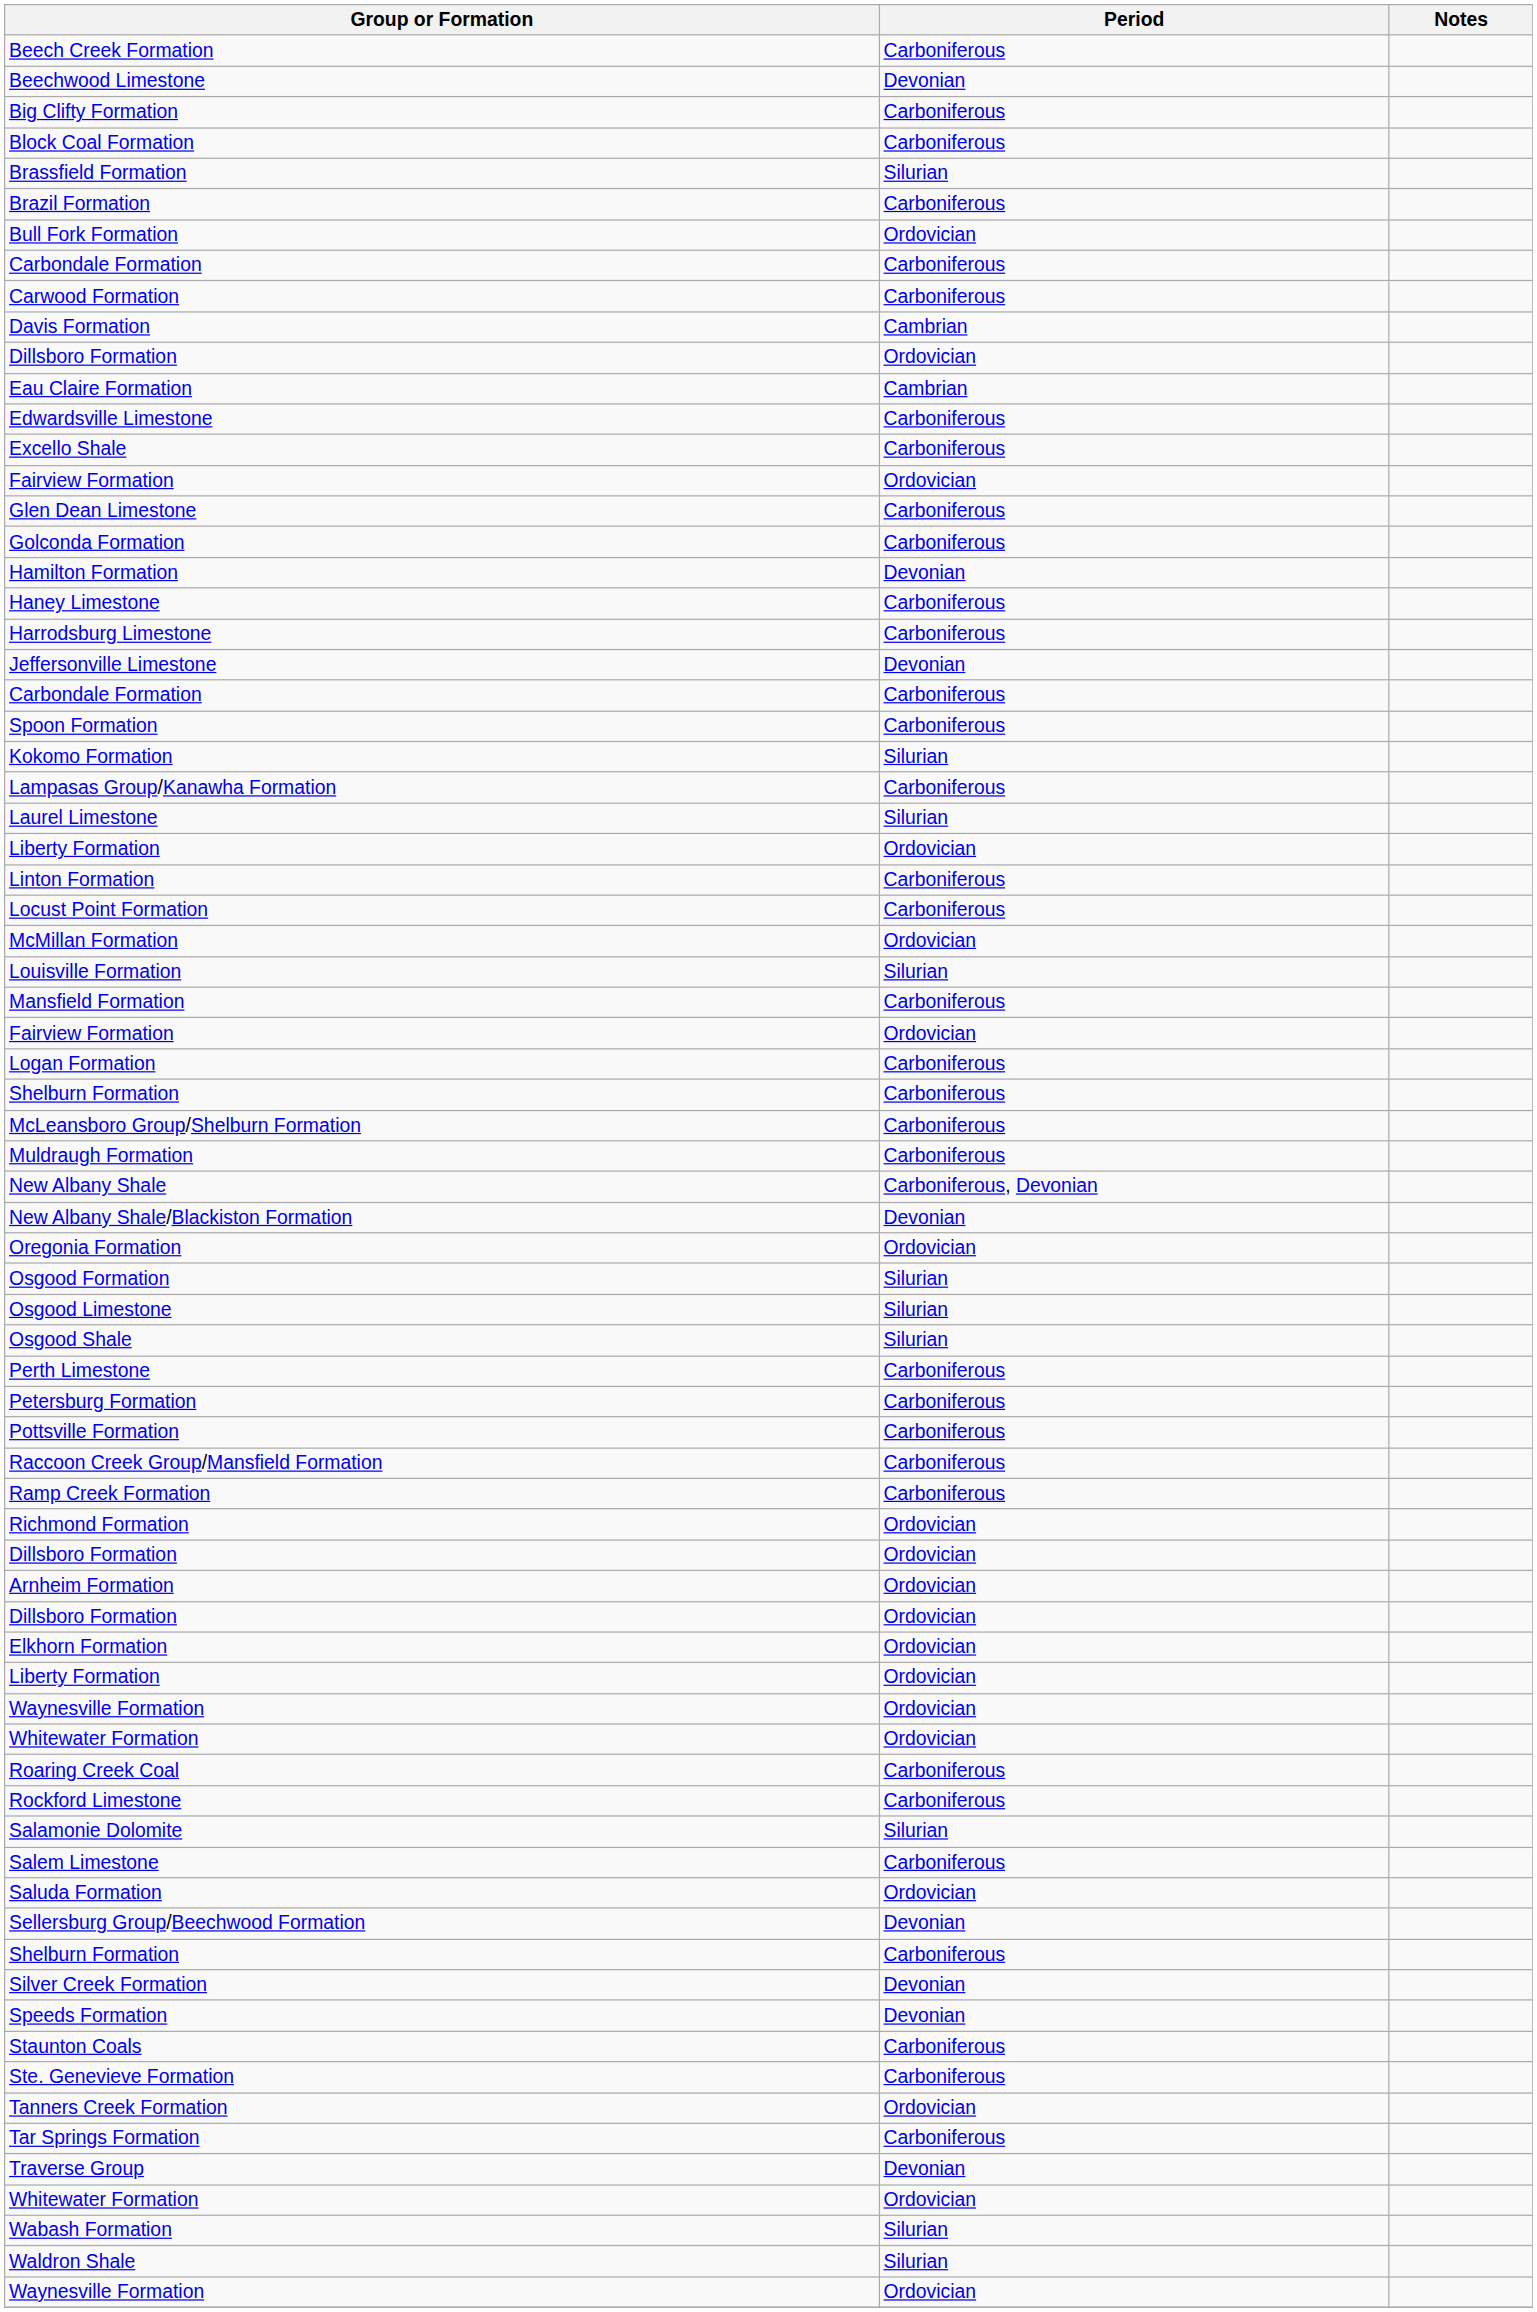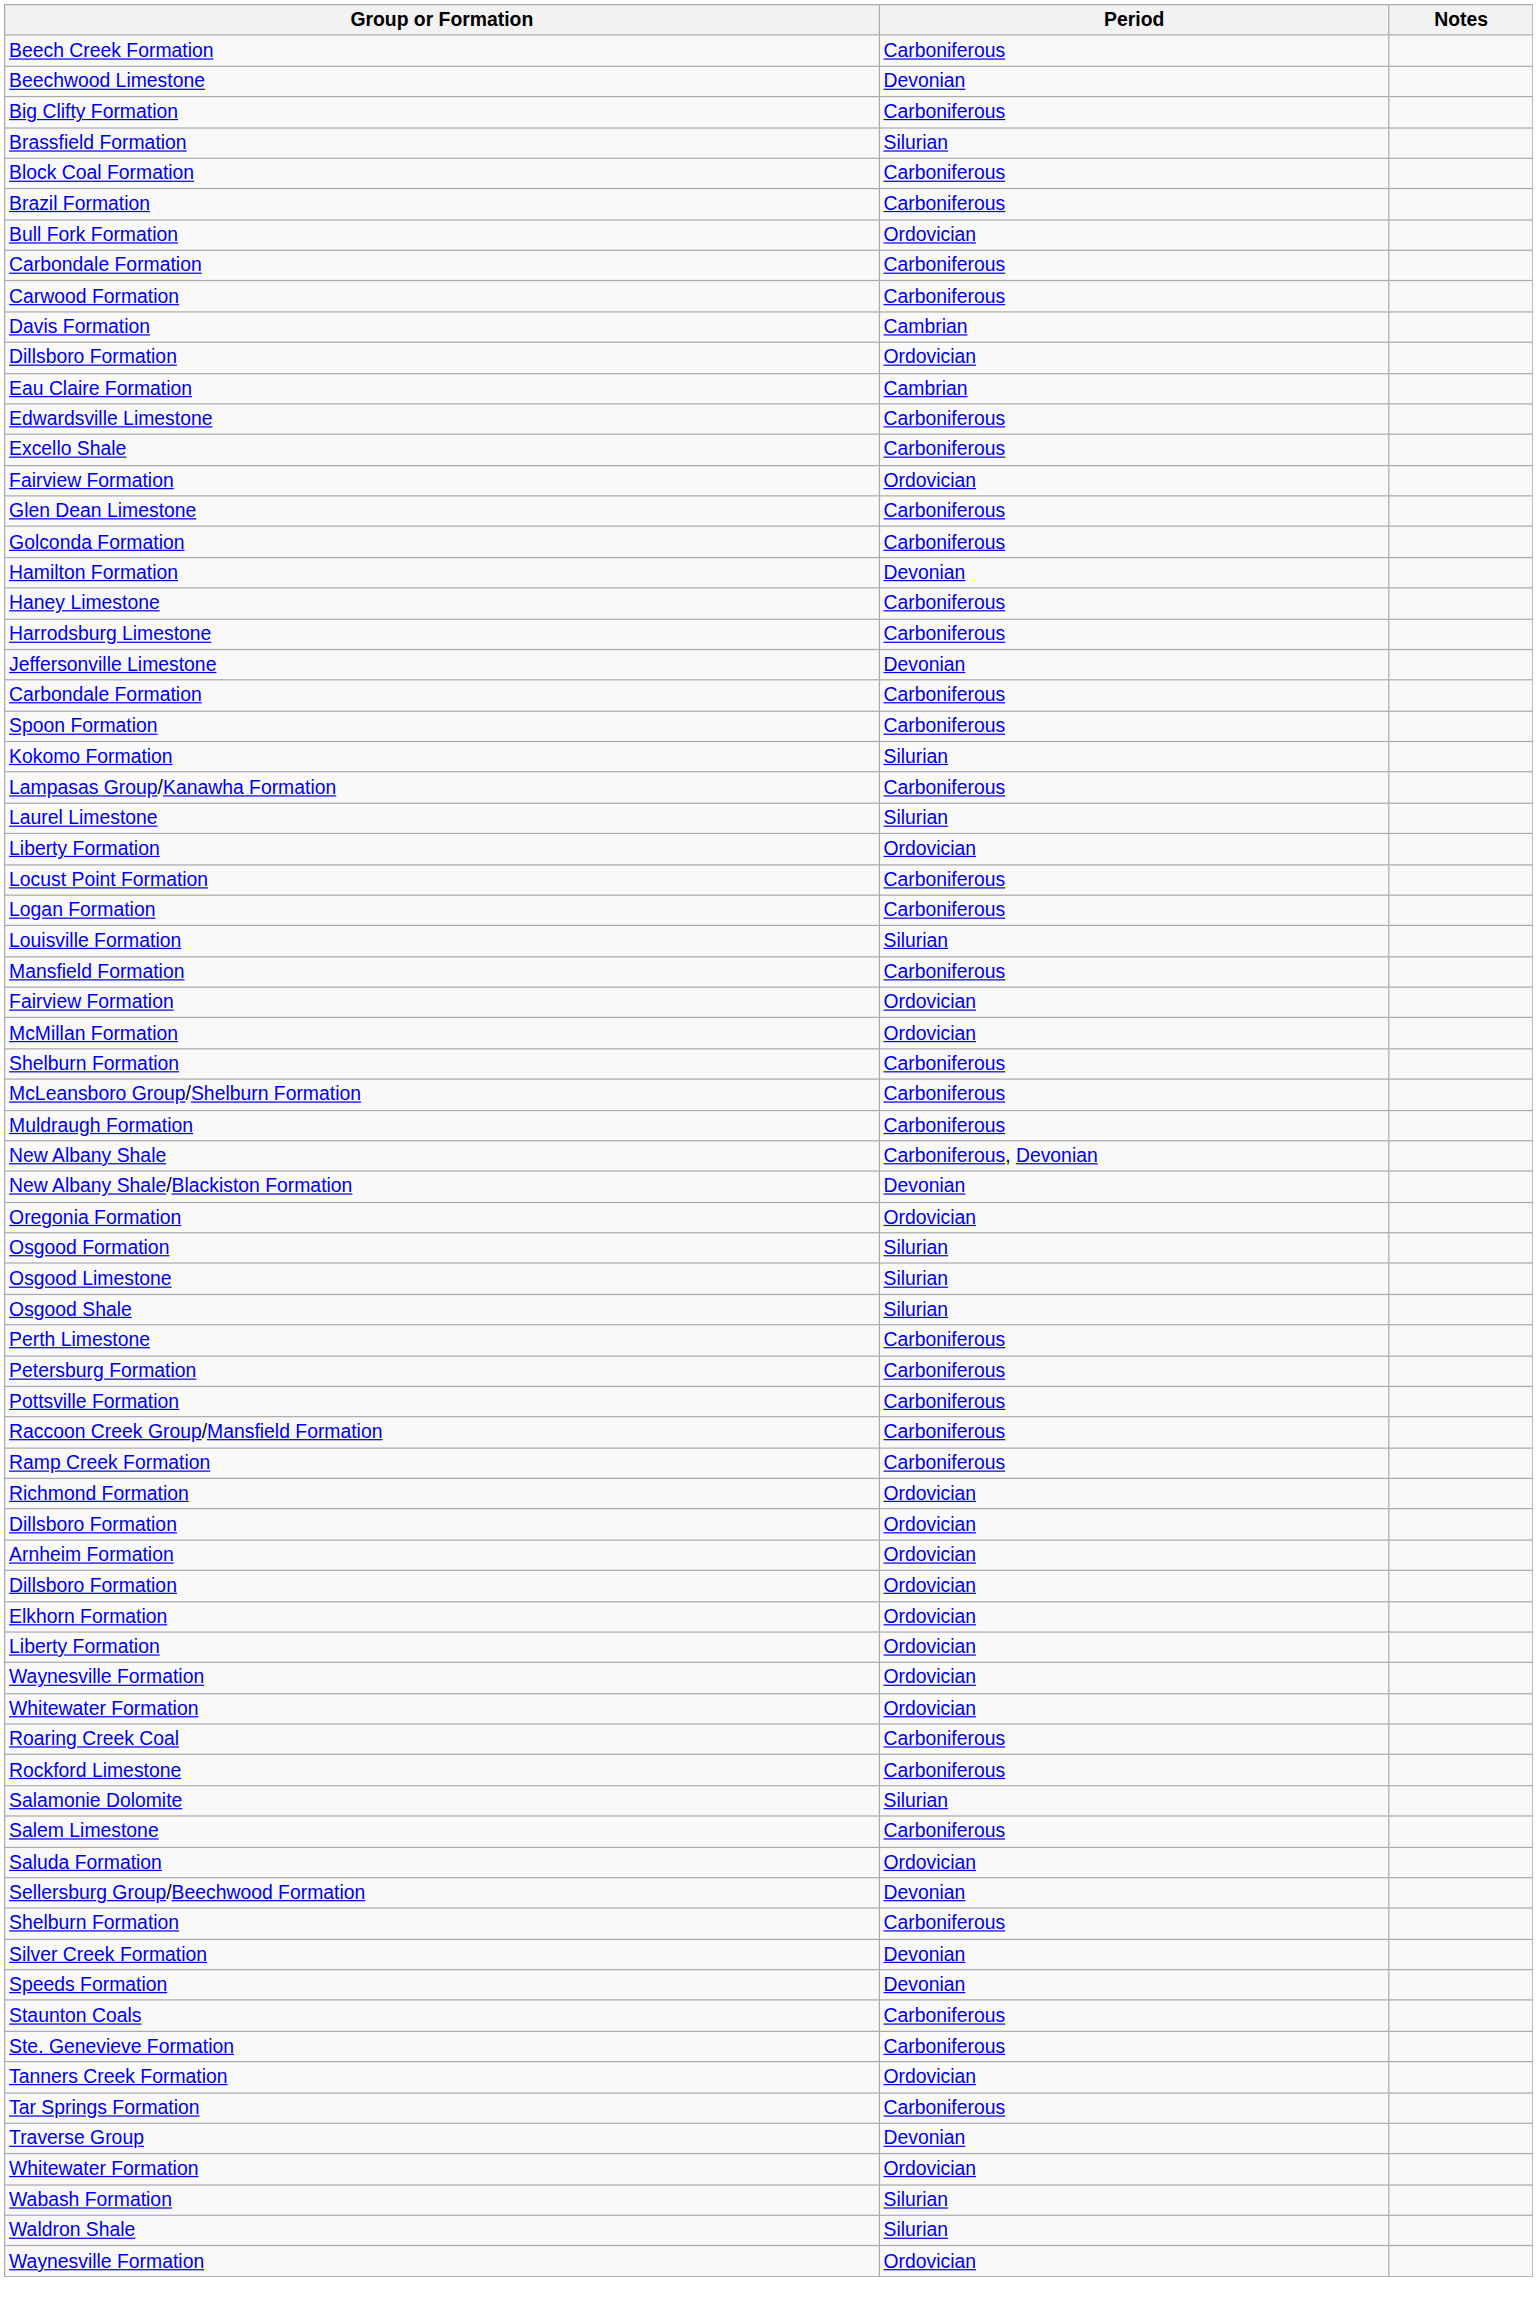rows swapped: (102, 142) <-> (98, 173)
- row: (82, 879)
rows swapped: (82, 1063) <-> (94, 940)
